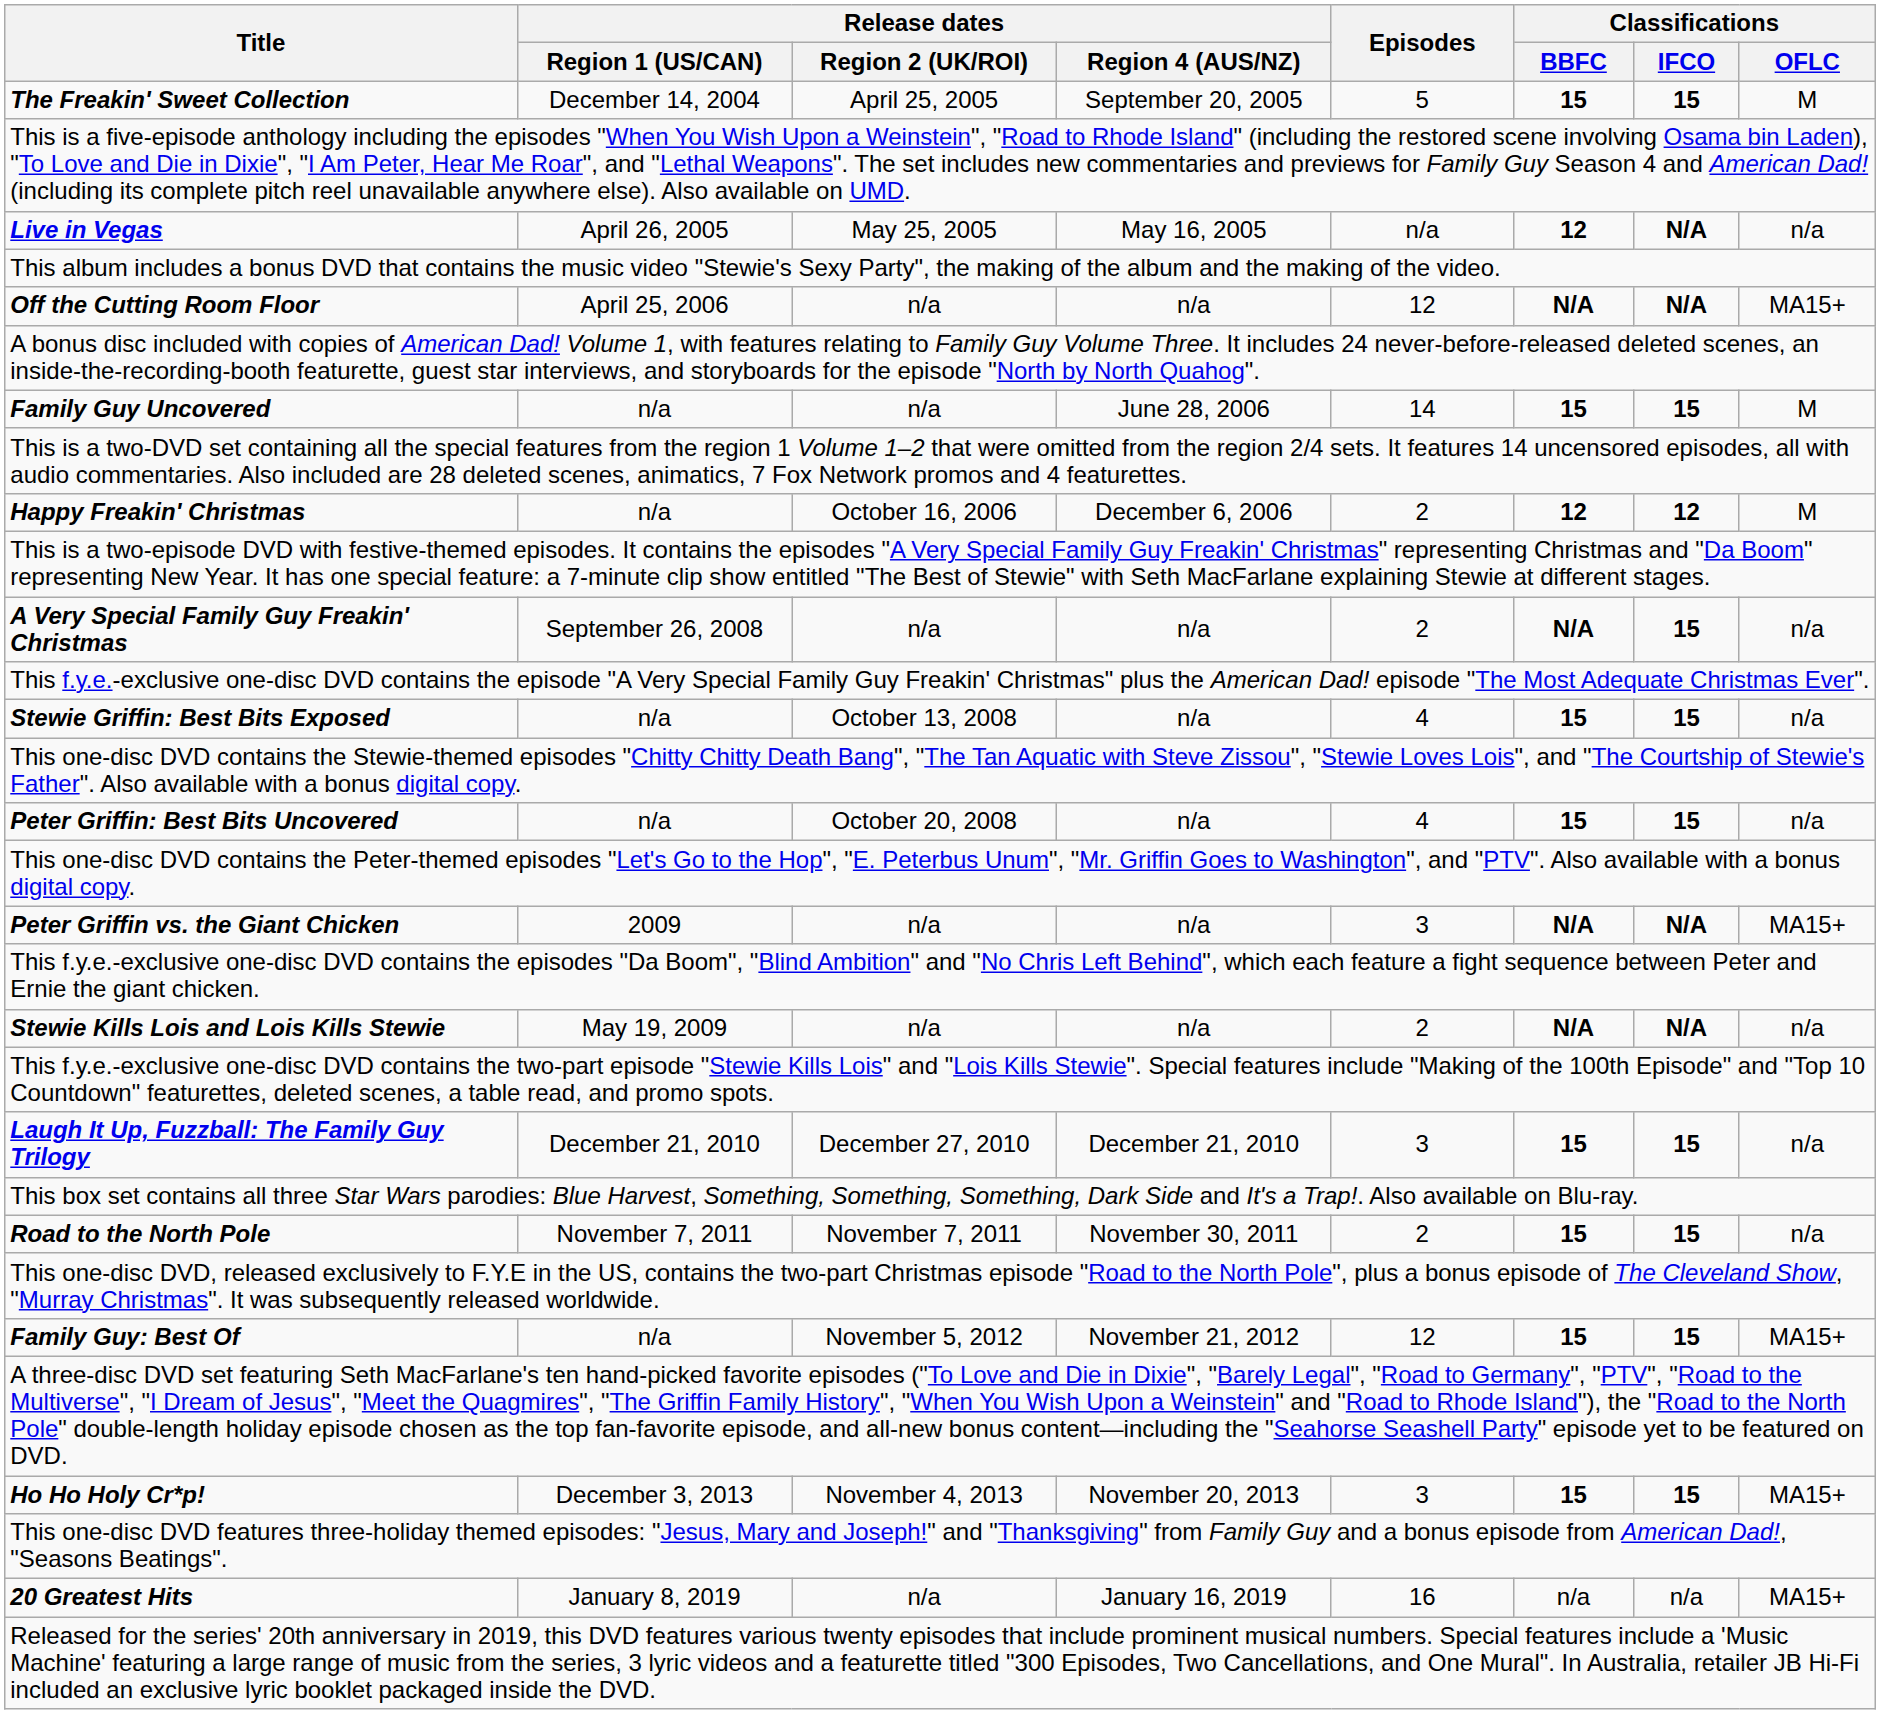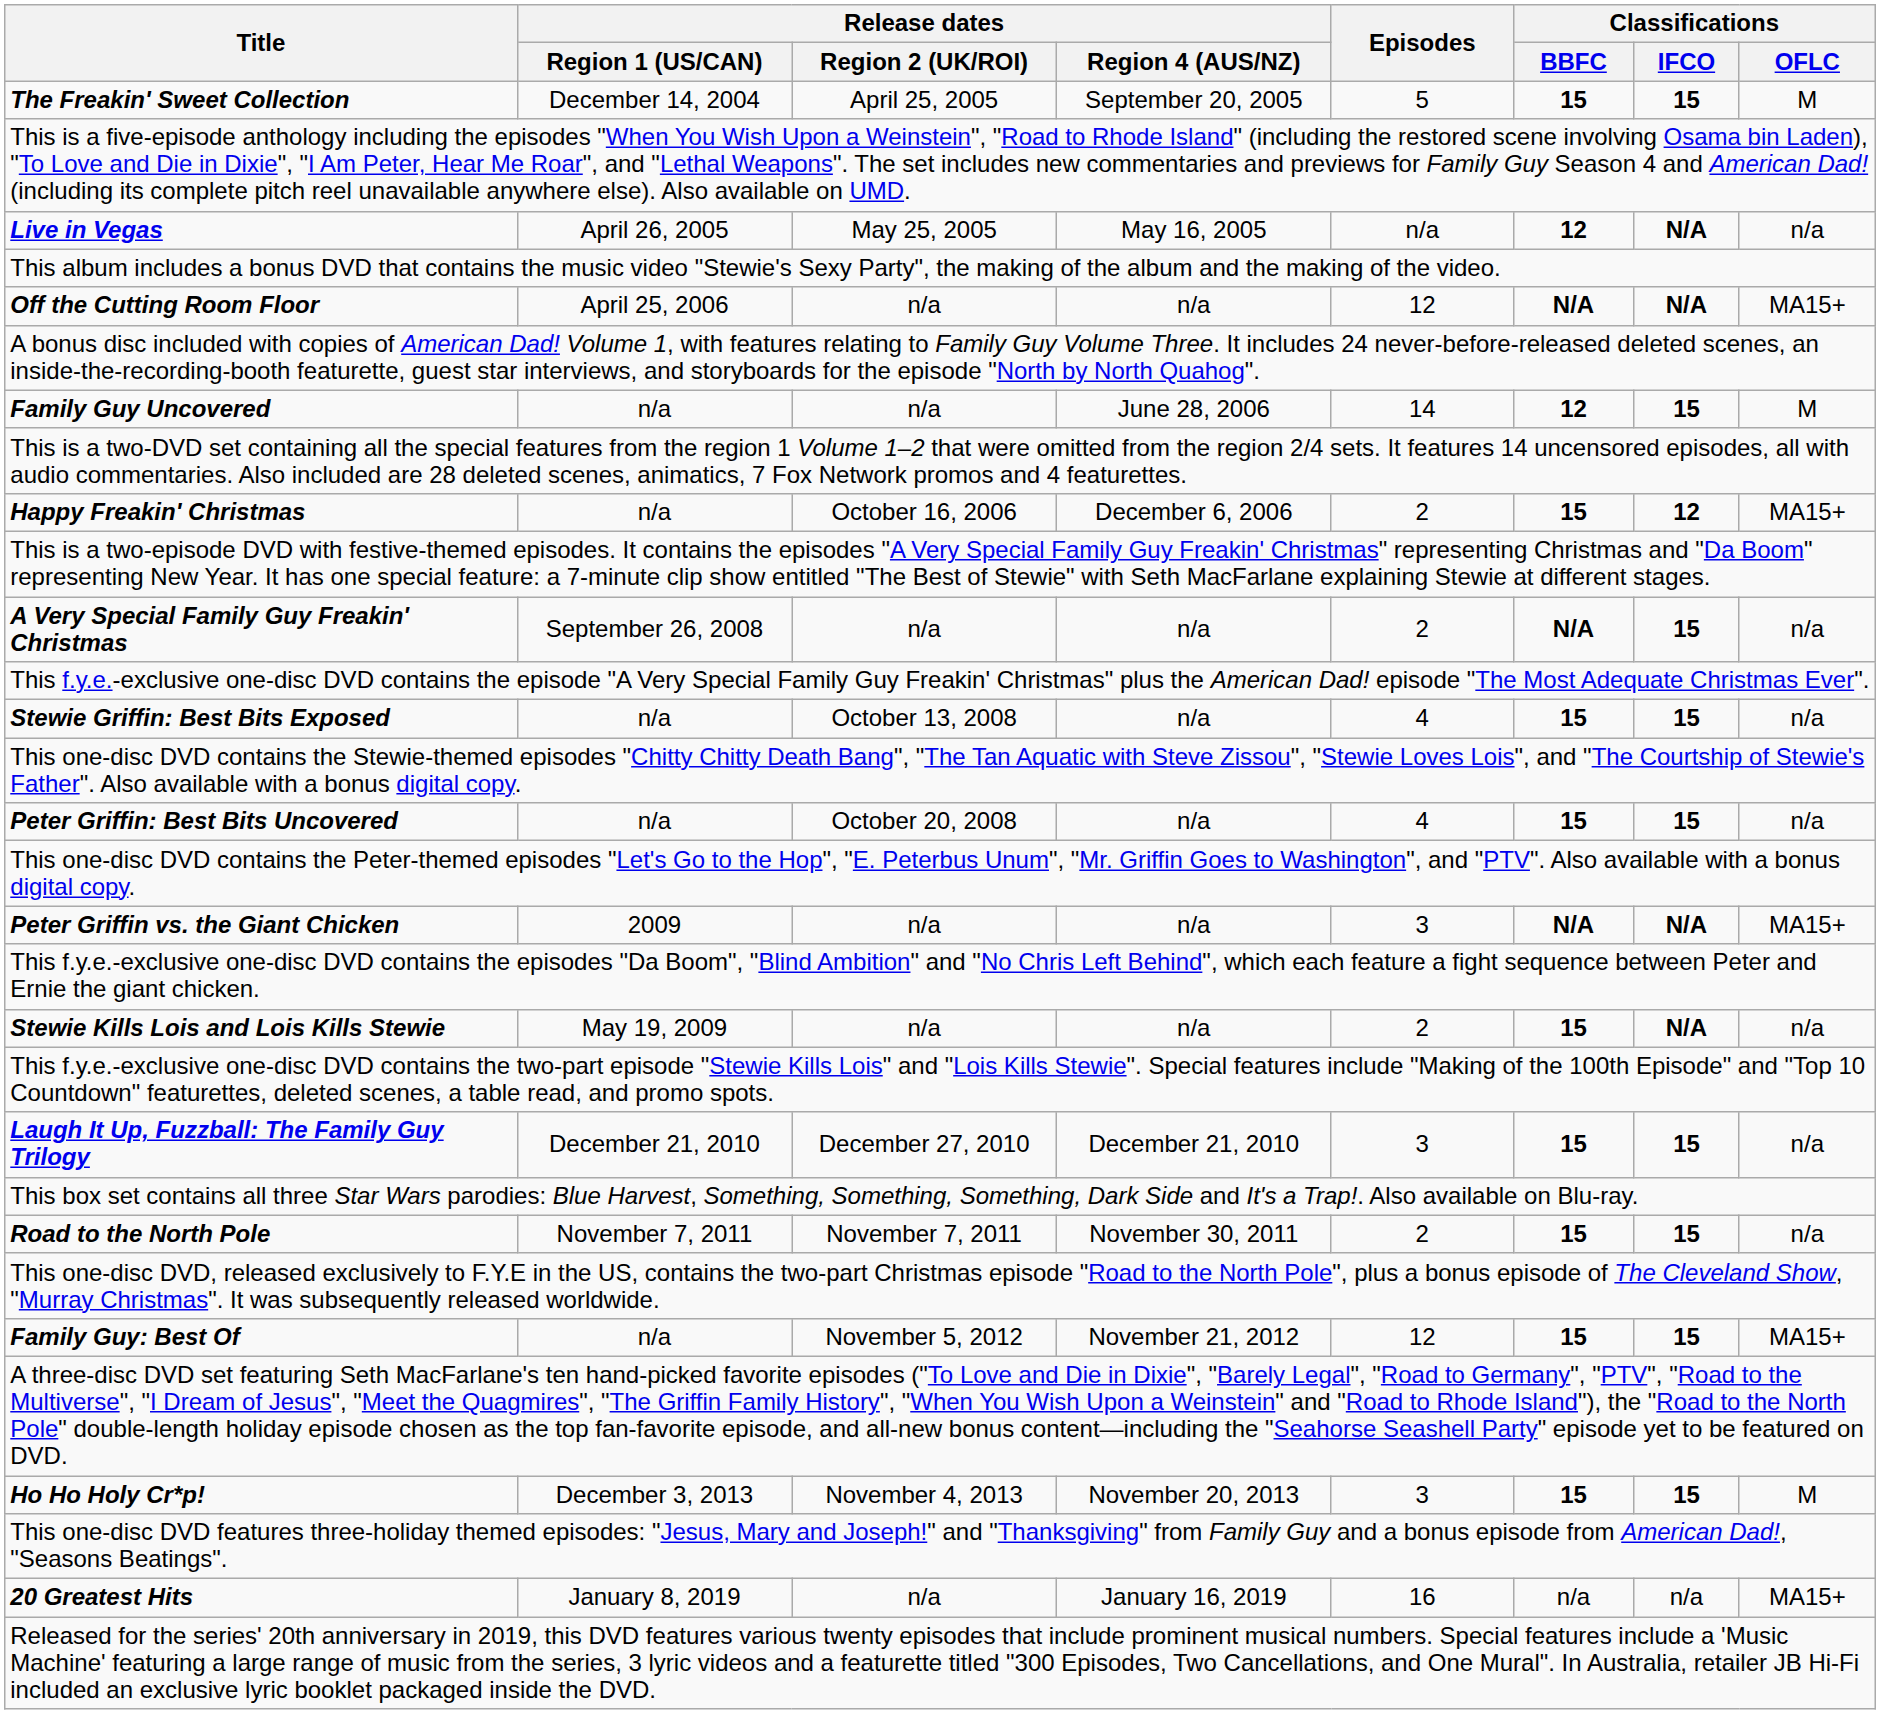(1573, 409) 15 -> (1573, 409) 12
(1573, 512) 12 -> (1573, 512) 15
(1807, 512) M -> (1807, 512) MA15+
(1573, 1027) N/A -> (1573, 1027) 15
(1807, 1494) MA15+ -> (1807, 1494) M
